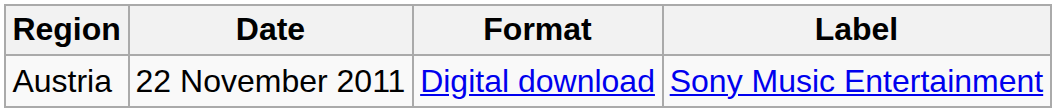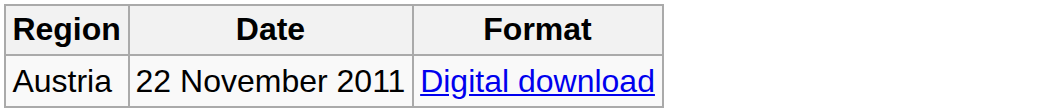- column: (856, 29)
